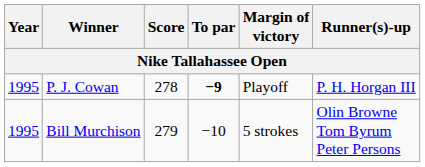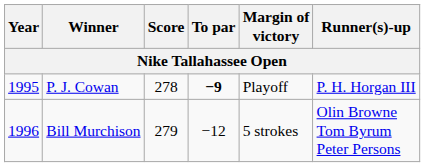(24, 130) 1995 -> (24, 130) 1996
(214, 130) −10 -> (214, 130) −12
